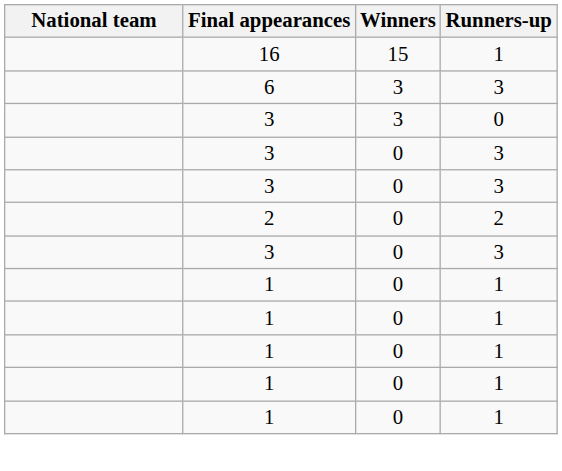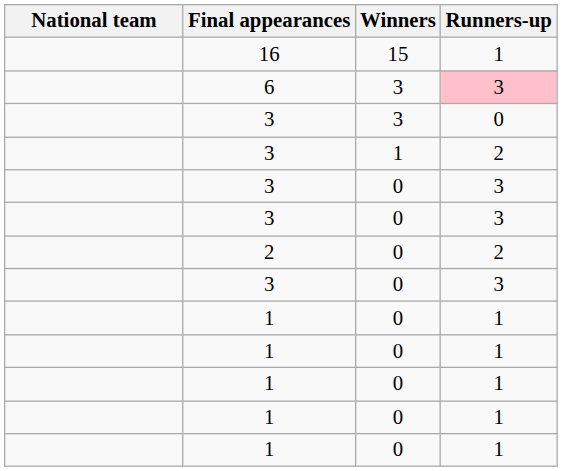(499, 86) no background -> (499, 86) pink background
+ row: (269, 152)
